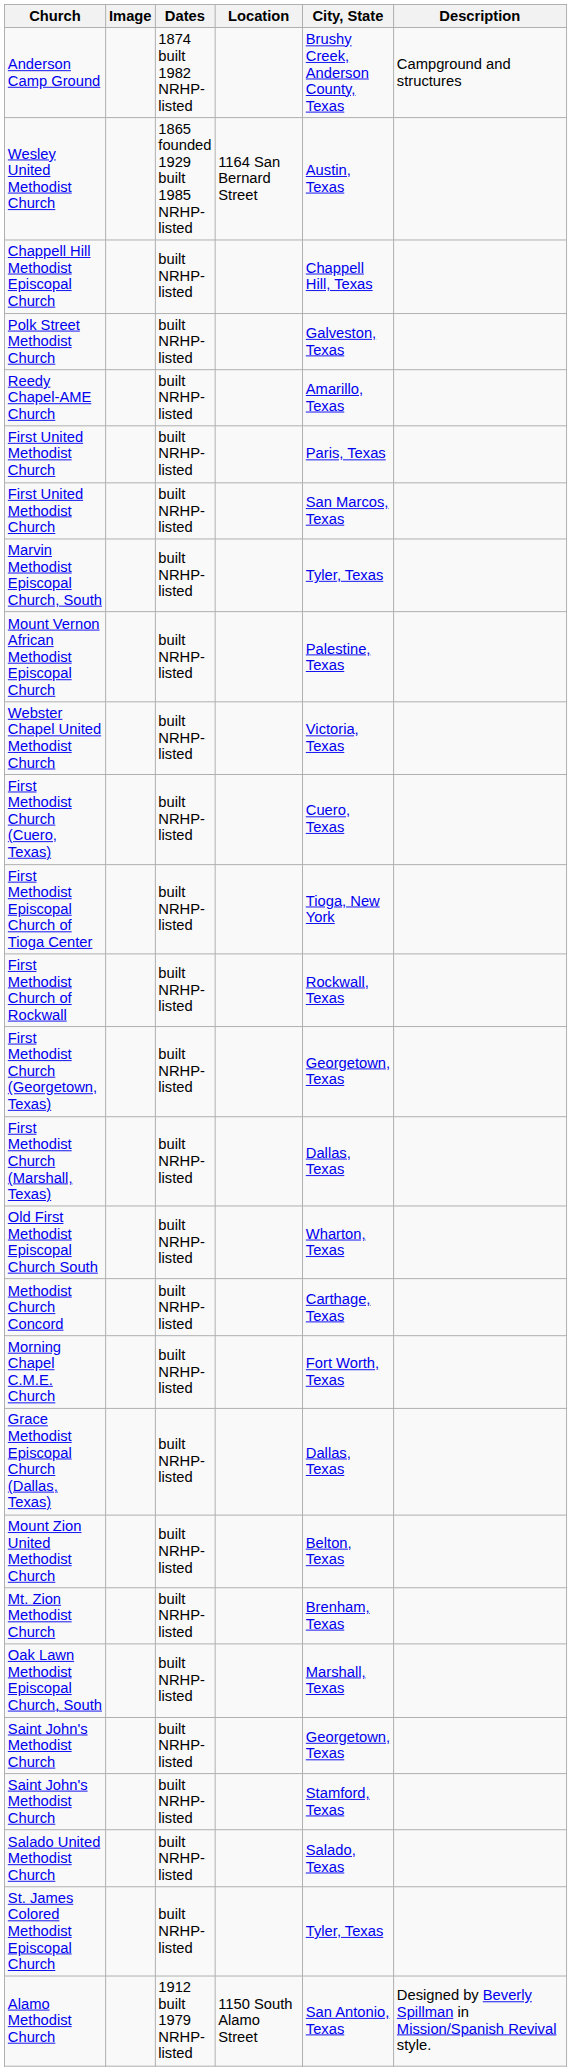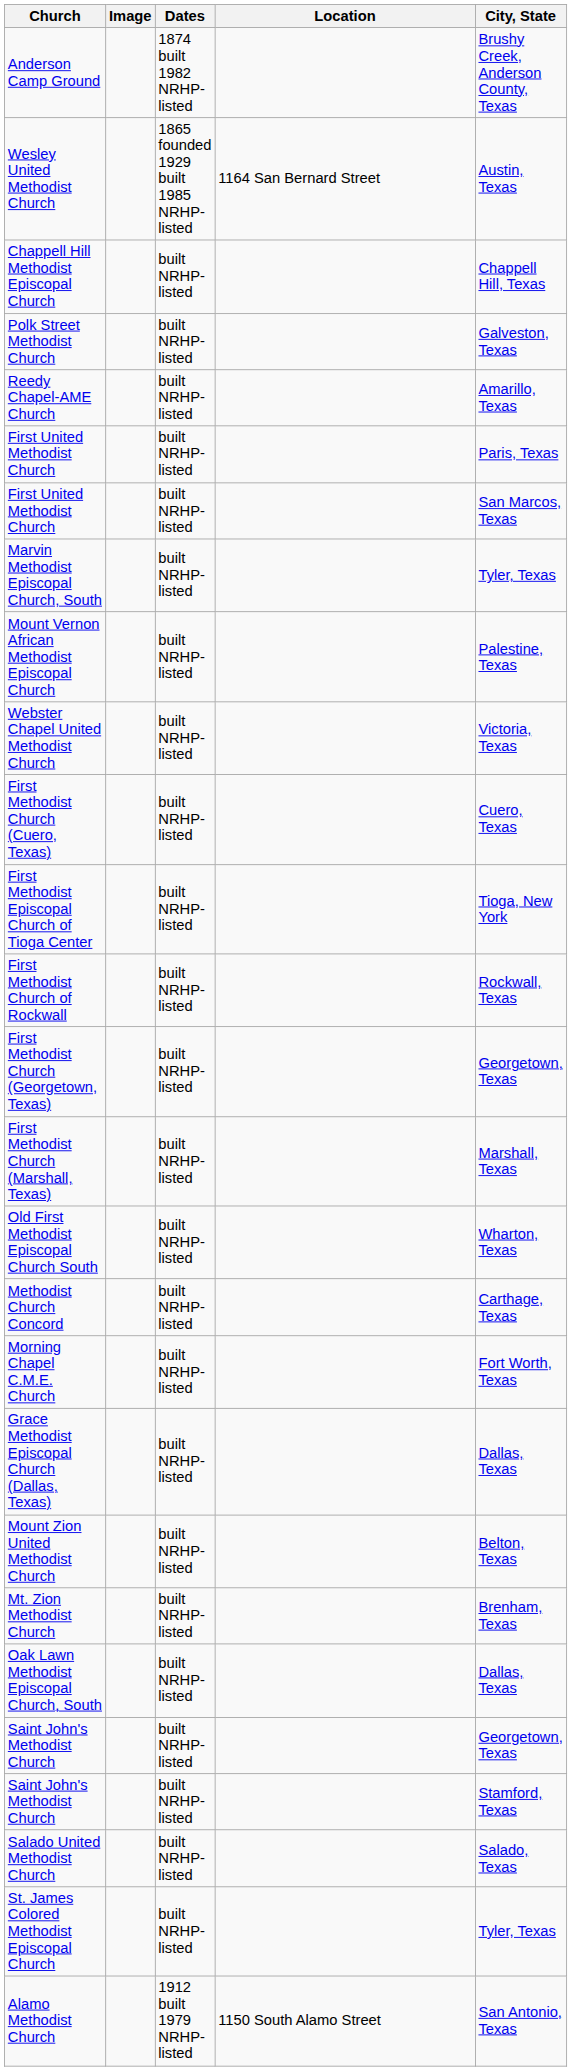- column: (480, 16)
(328, 1161) Dallas, Texas -> (508, 1161) Marshall, Texas
(336, 1680) Marshall, Texas -> (501, 1680) Dallas, Texas
